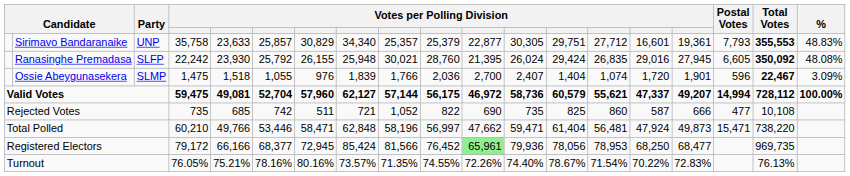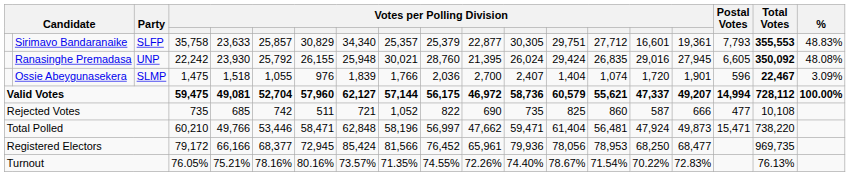(148, 42) UNP -> (150, 42) SLFP
(150, 59) SLFP -> (148, 59) UNP
(485, 146) lightgreen background -> (485, 146) no background
